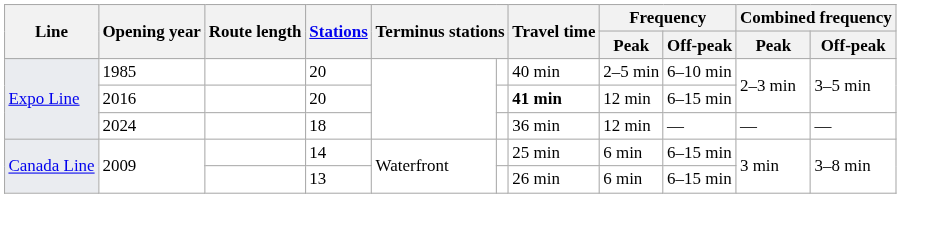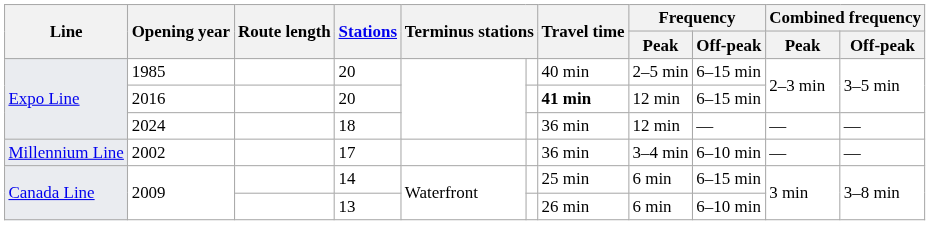(699, 71) 6–10 min -> (729, 71) 6–15 min
+ row: (149, 152)
(699, 179) 6–15 min -> (729, 206) 6–10 min
